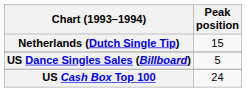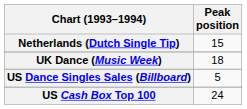+ row: (99, 60)
